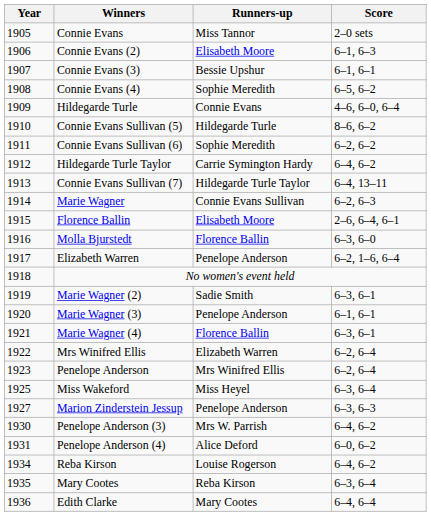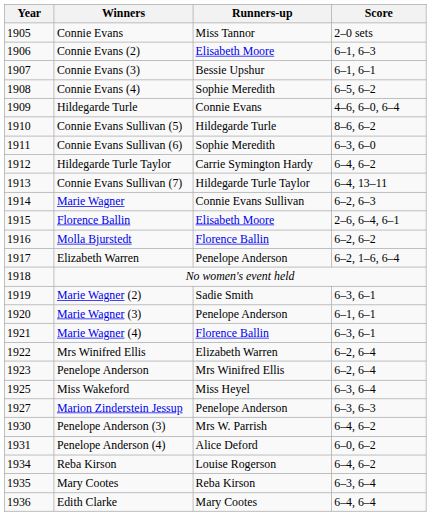(355, 145) 6–2, 6–2 -> (355, 145) 6–3, 6–0
(355, 239) 6–3, 6–0 -> (355, 239) 6–2, 6–2
